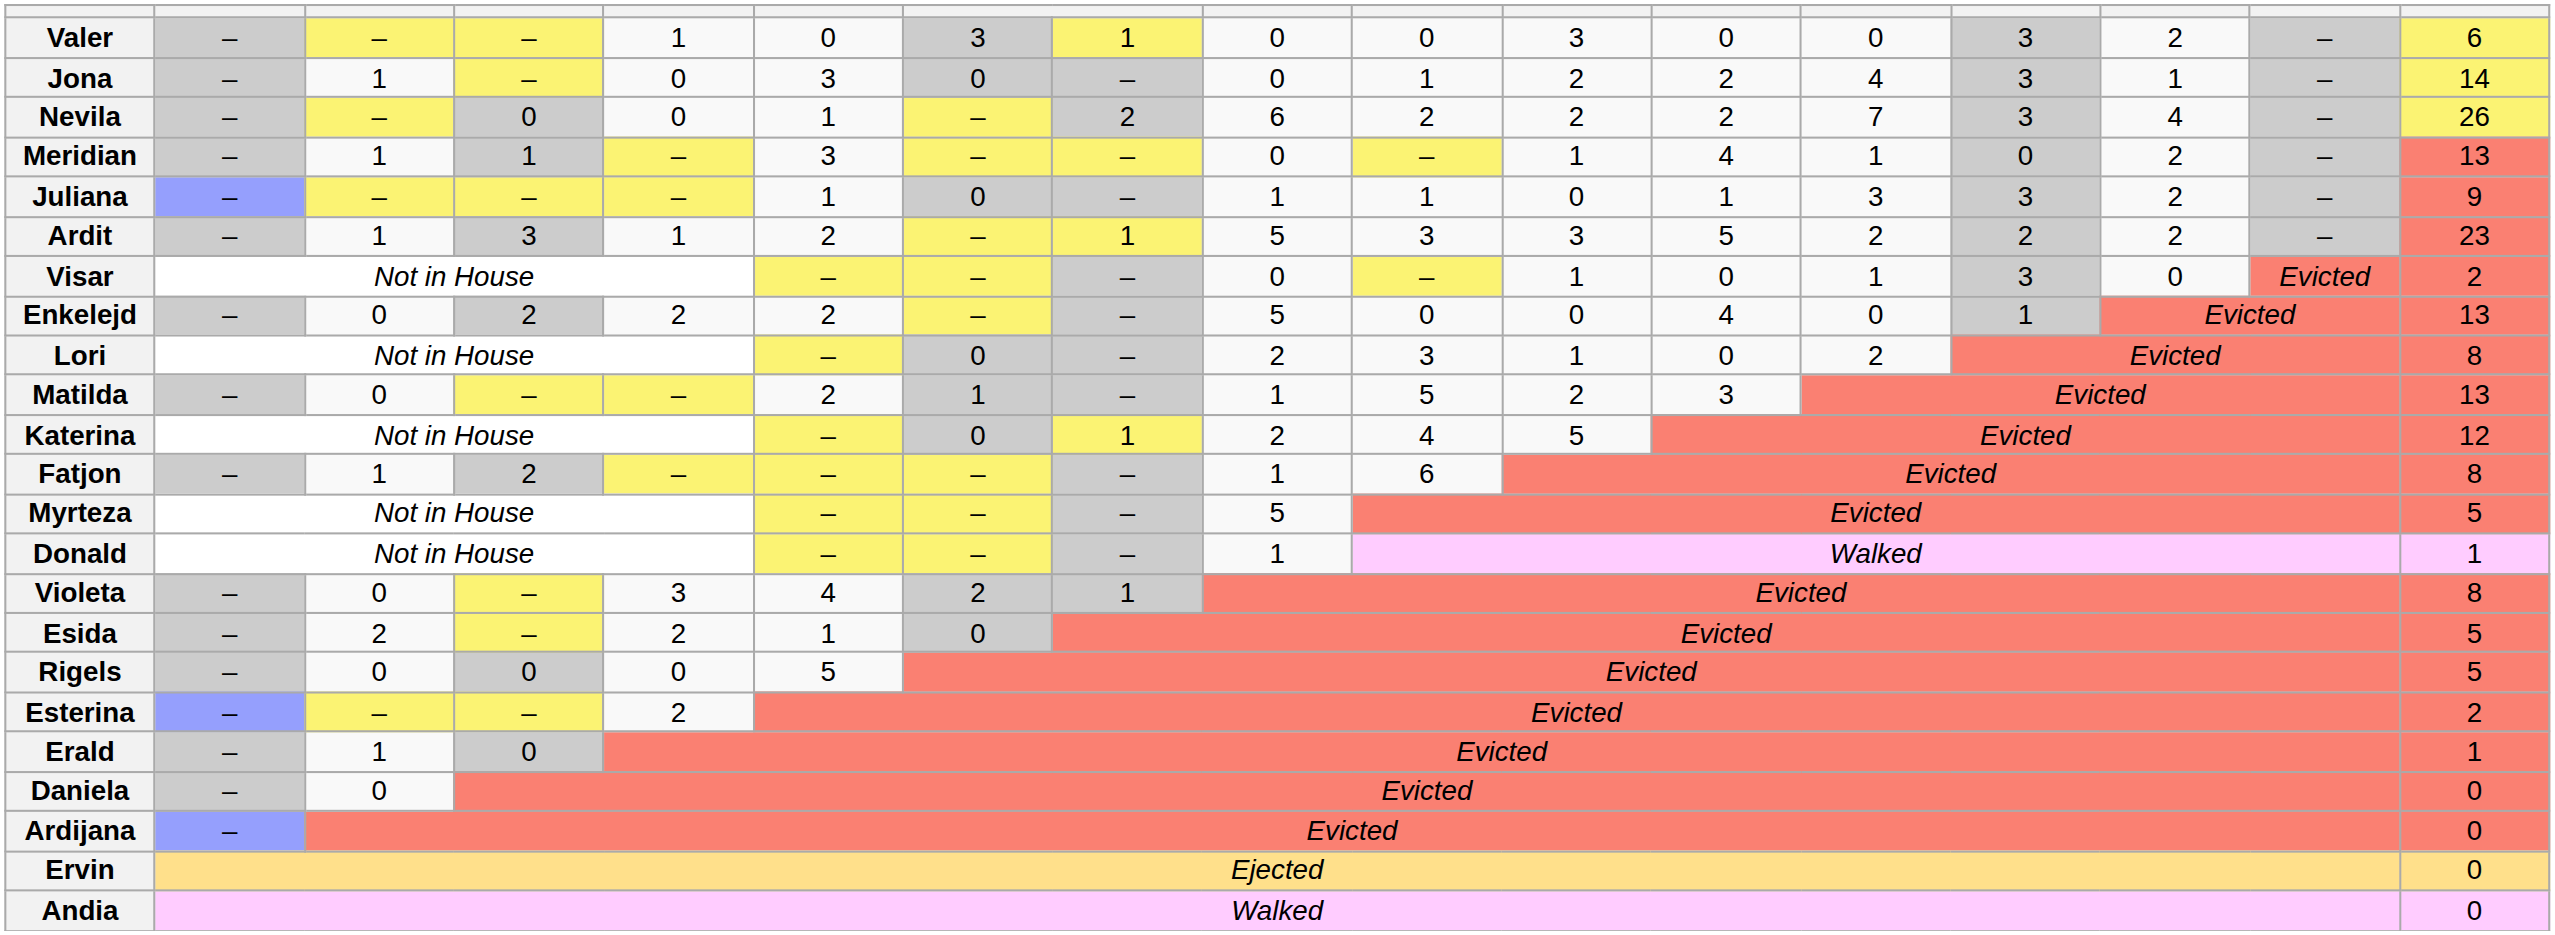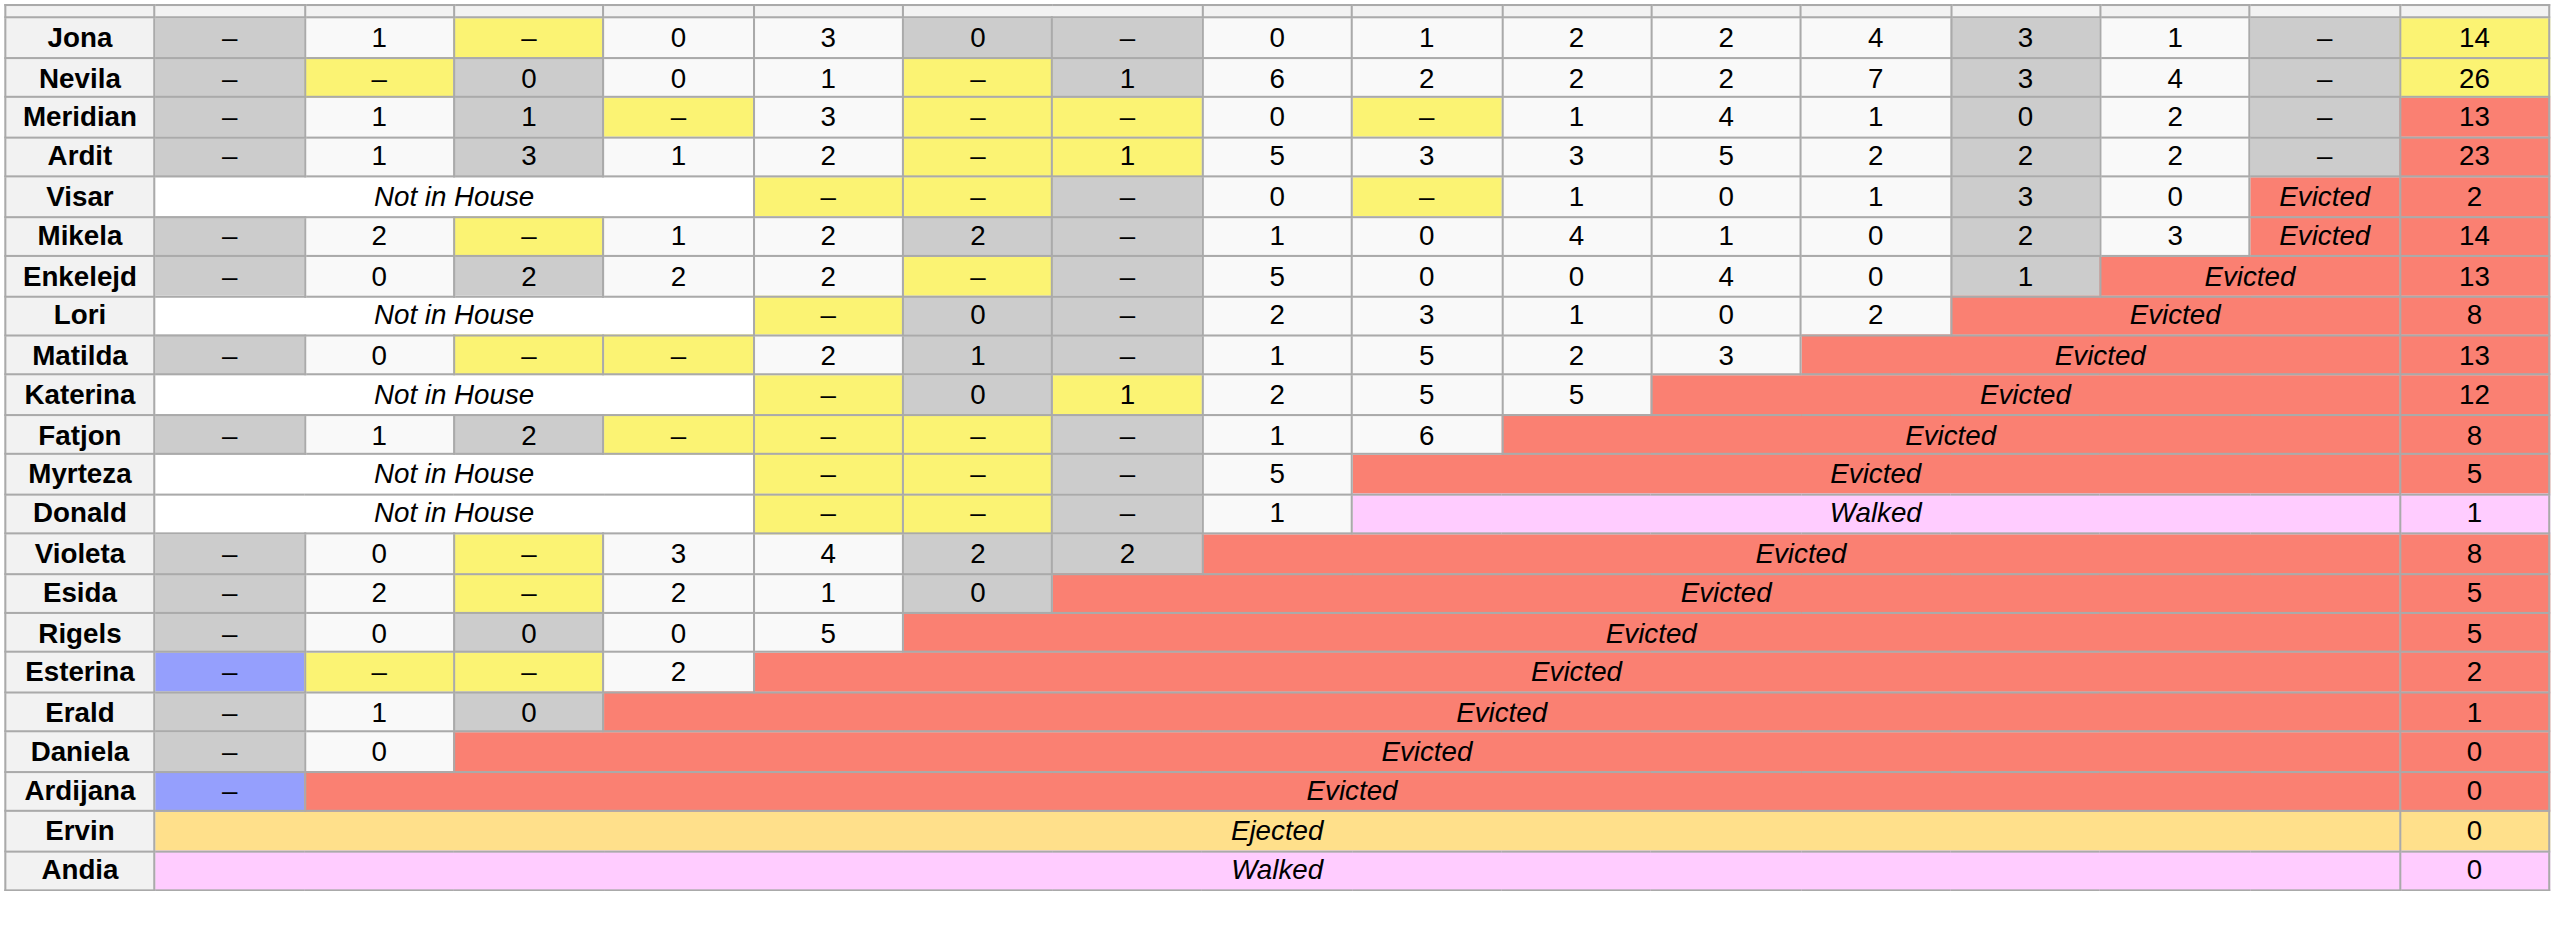- row: (80, 38)
(1128, 117) 2 -> (1128, 77) 1
- row: (80, 196)
+ row: (80, 236)
(1427, 434) 4 -> (1427, 394) 5
(1128, 593) 1 -> (1128, 553) 2
